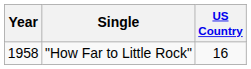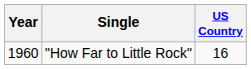(23, 53) 1958 -> (23, 53) 1960
